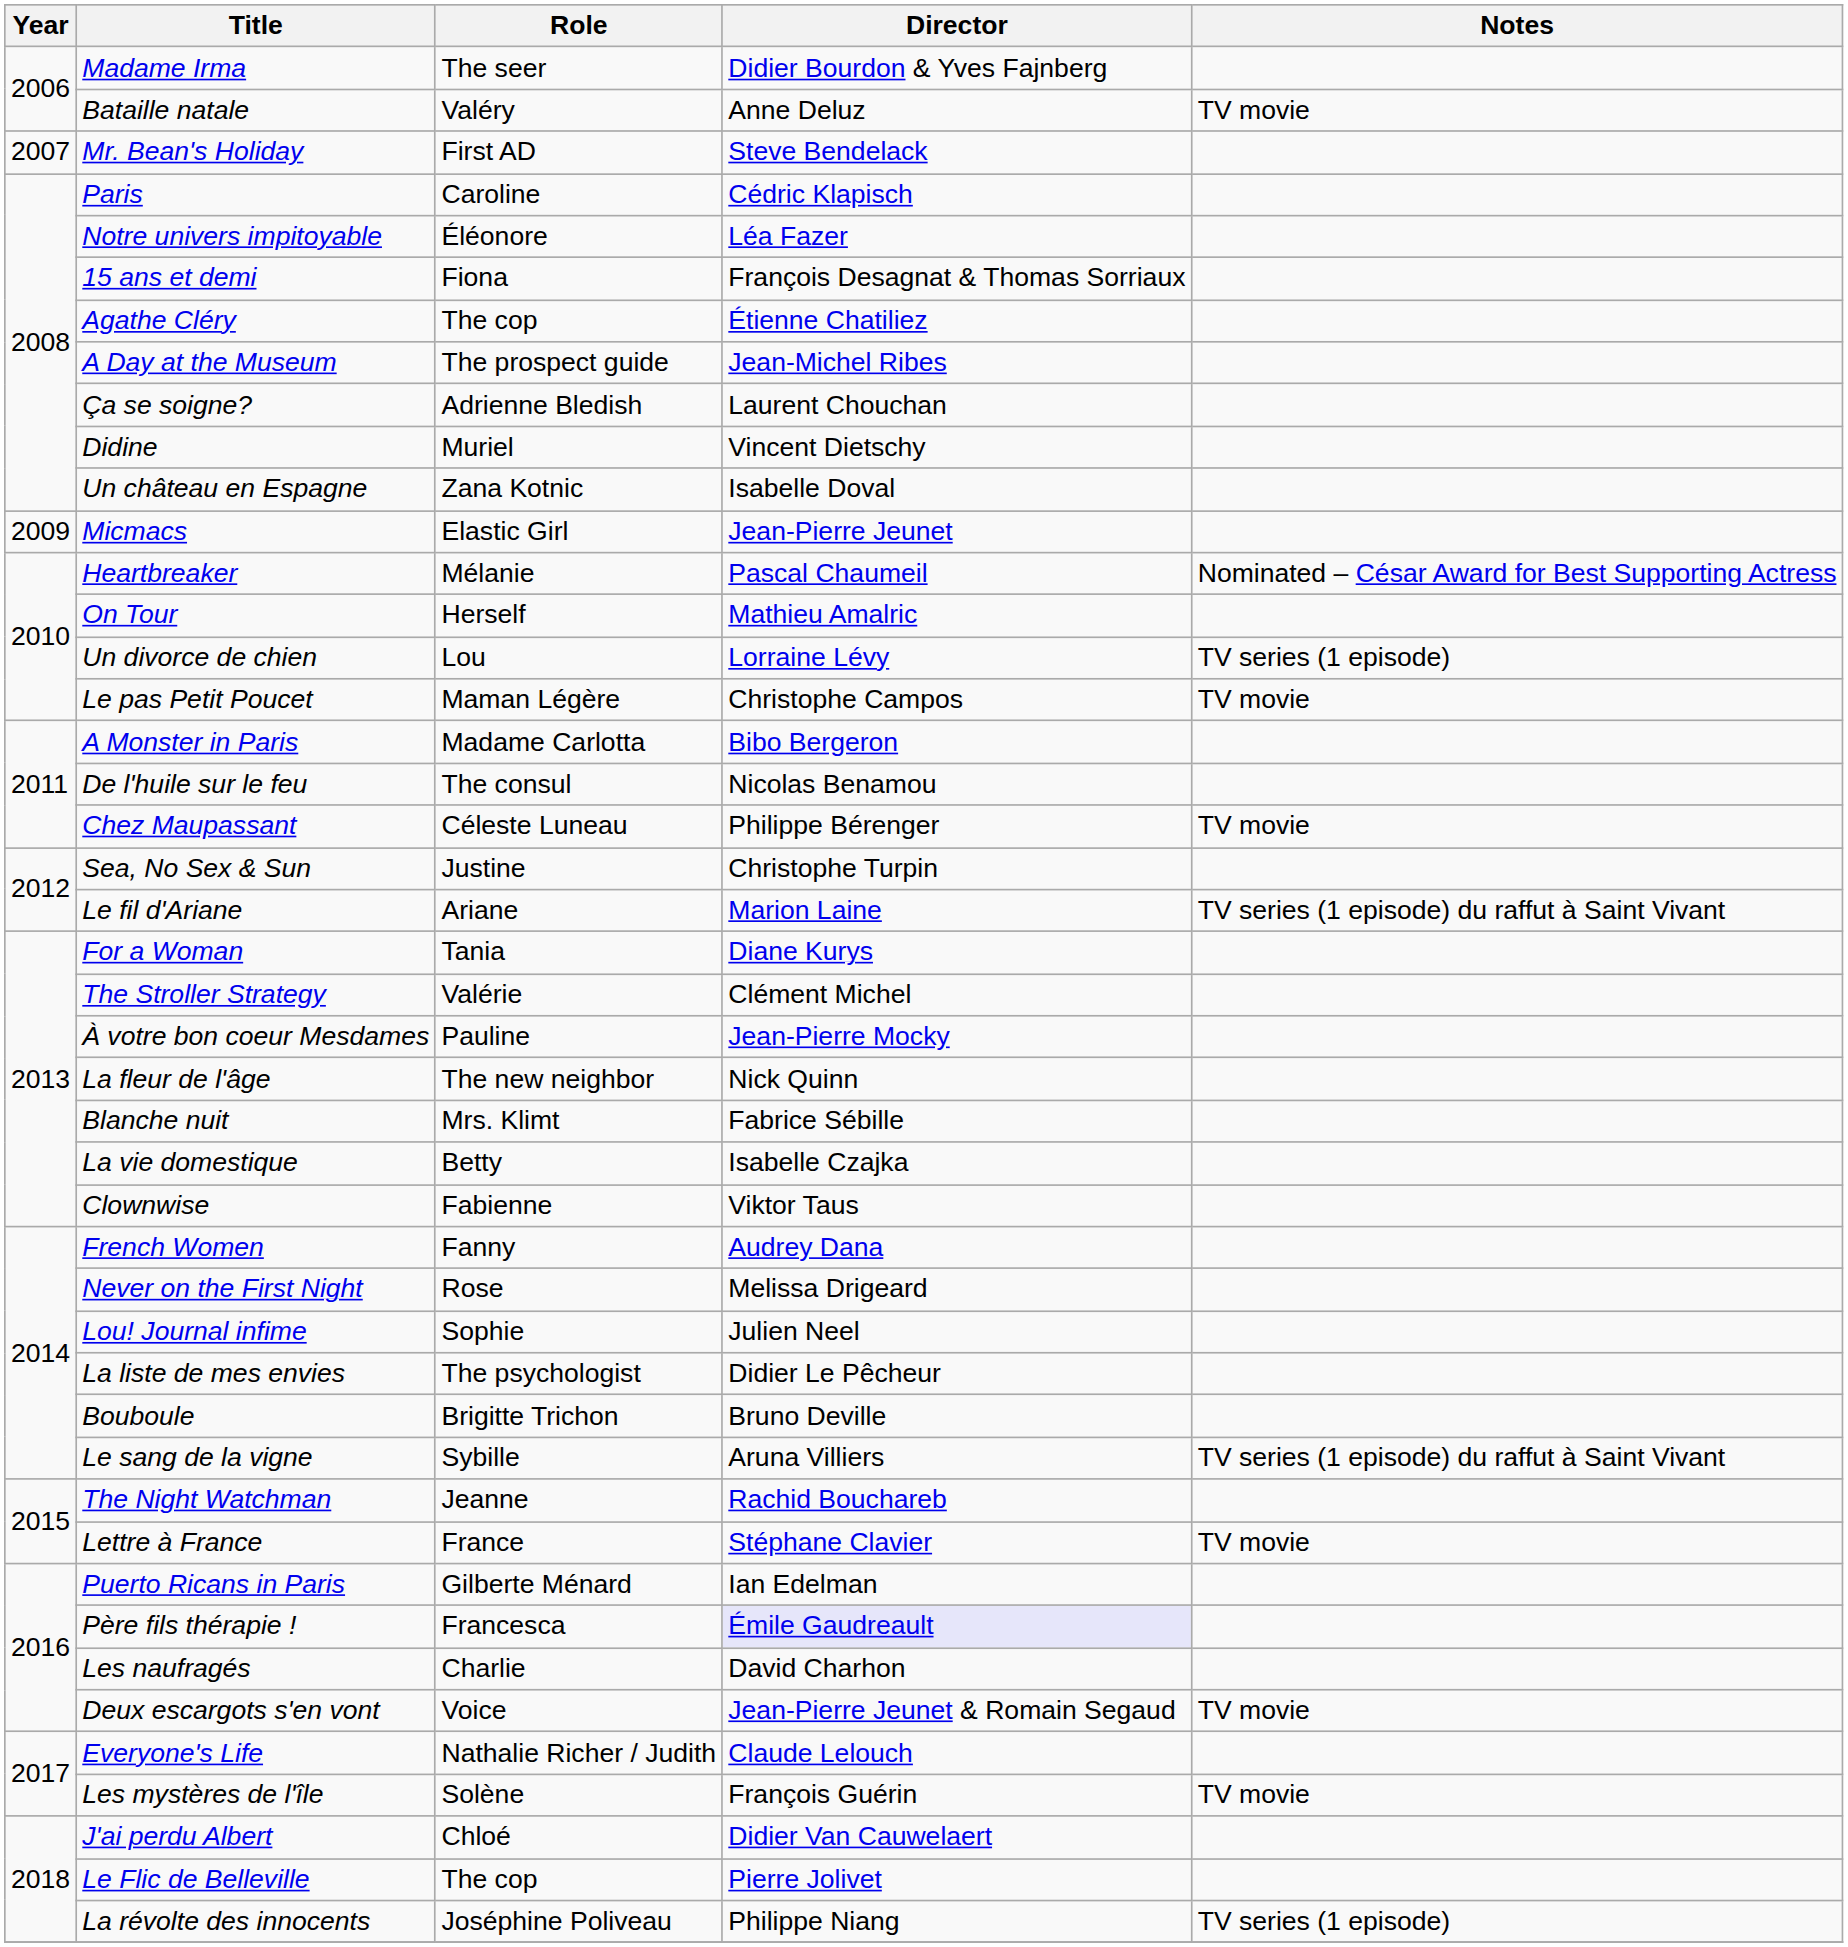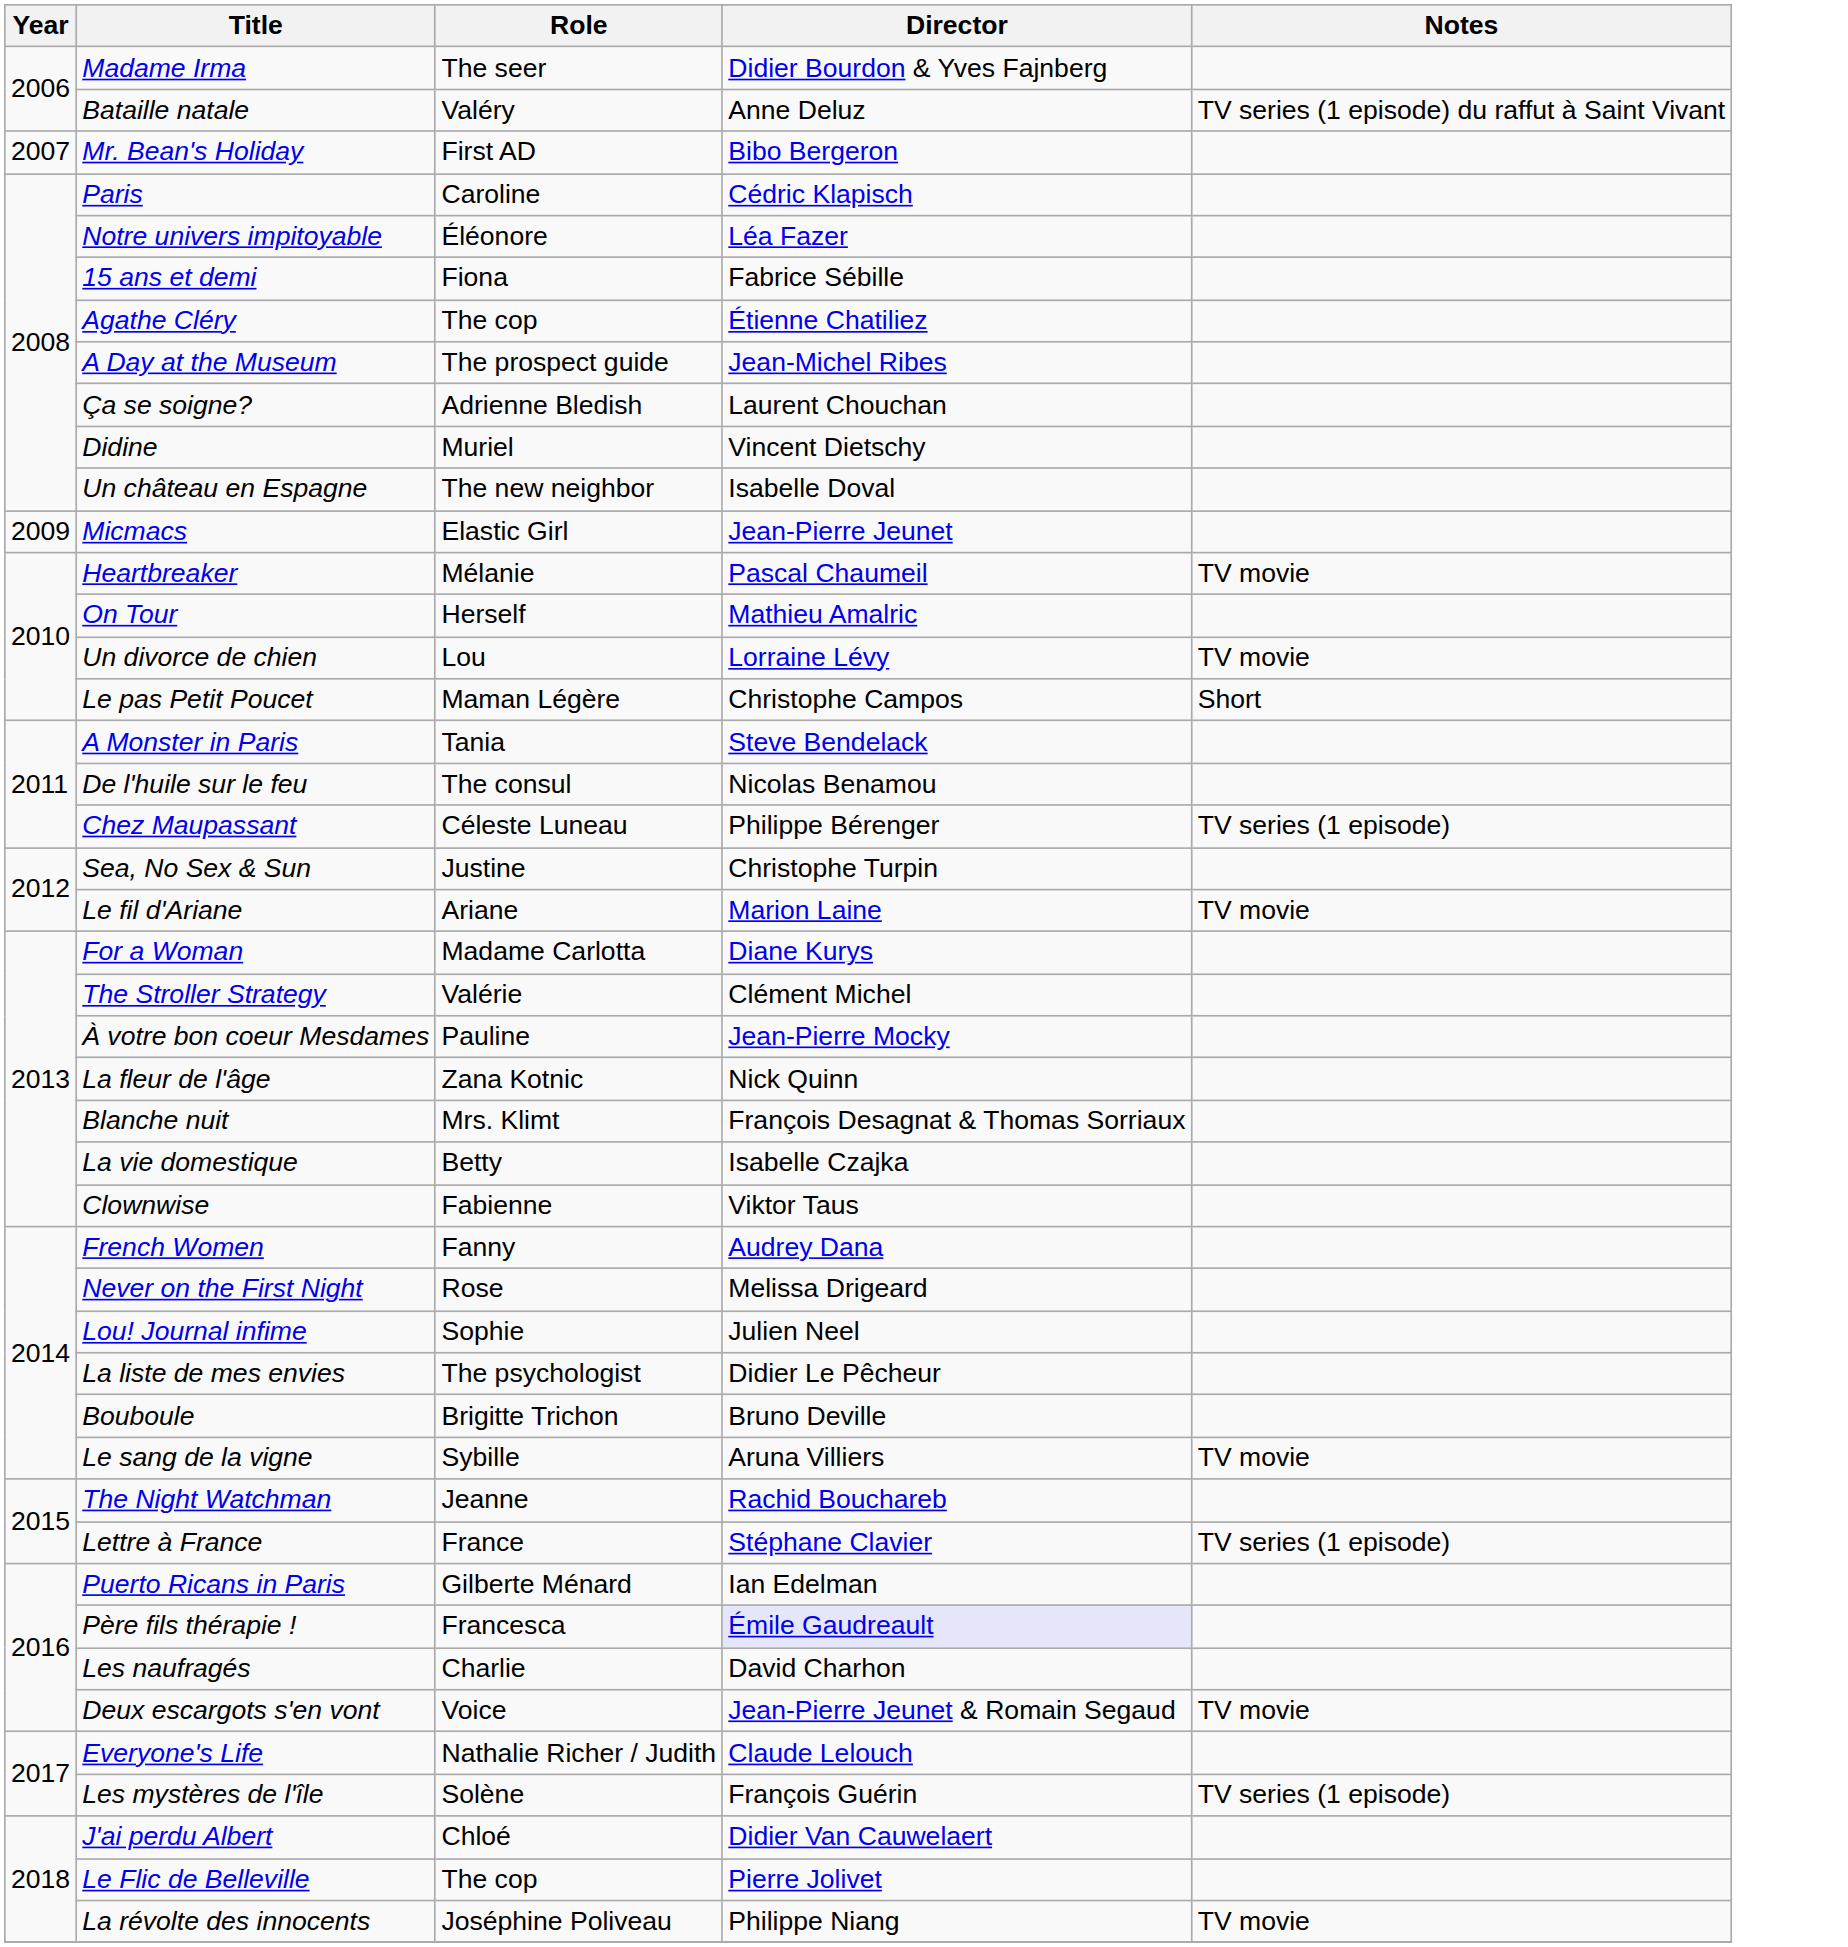(1254, 109) TV movie -> (1461, 109) TV series (1 episode) du raffut à Saint Vivant
(828, 151) Steve Bendelack -> (813, 151) Bibo Bergeron
(957, 278) François Desagnat & Thomas Sorriaux -> (816, 278) Fabrice Sébille
(512, 488) Zana Kotnic -> (548, 488) The new neighbor
(1517, 573) Nominated – César Award for Best Supporting Actress -> (1254, 573) TV movie
(1324, 657) TV series (1 episode) -> (1254, 657) TV movie
(1254, 699) TV movie -> (1229, 699) Short
(543, 741) Madame Carlotta -> (473, 741) Tania
(813, 741) Bibo Bergeron -> (828, 741) Steve Bendelack
(1254, 825) TV movie -> (1324, 825) TV series (1 episode)
(1461, 910) TV series (1 episode) du raffut à Saint Vivant -> (1254, 910) TV movie
(473, 952) Tania -> (543, 952) Madame Carlotta
(548, 1078) The new neighbor -> (512, 1078) Zana Kotnic
(816, 1120) Fabrice Sébille -> (957, 1120) François Desagnat & Thomas Sorriaux
(1461, 1457) TV series (1 episode) du raffut à Saint Vivant -> (1254, 1457) TV movie
(1254, 1541) TV movie -> (1324, 1541) TV series (1 episode)
(1254, 1794) TV movie -> (1324, 1794) TV series (1 episode)
(1324, 1921) TV series (1 episode) -> (1254, 1921) TV movie
